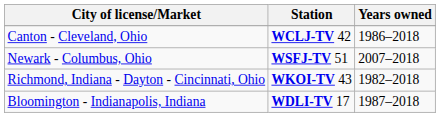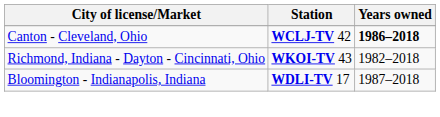(389, 36) normal -> (389, 36) bold
- row: (80, 58)
